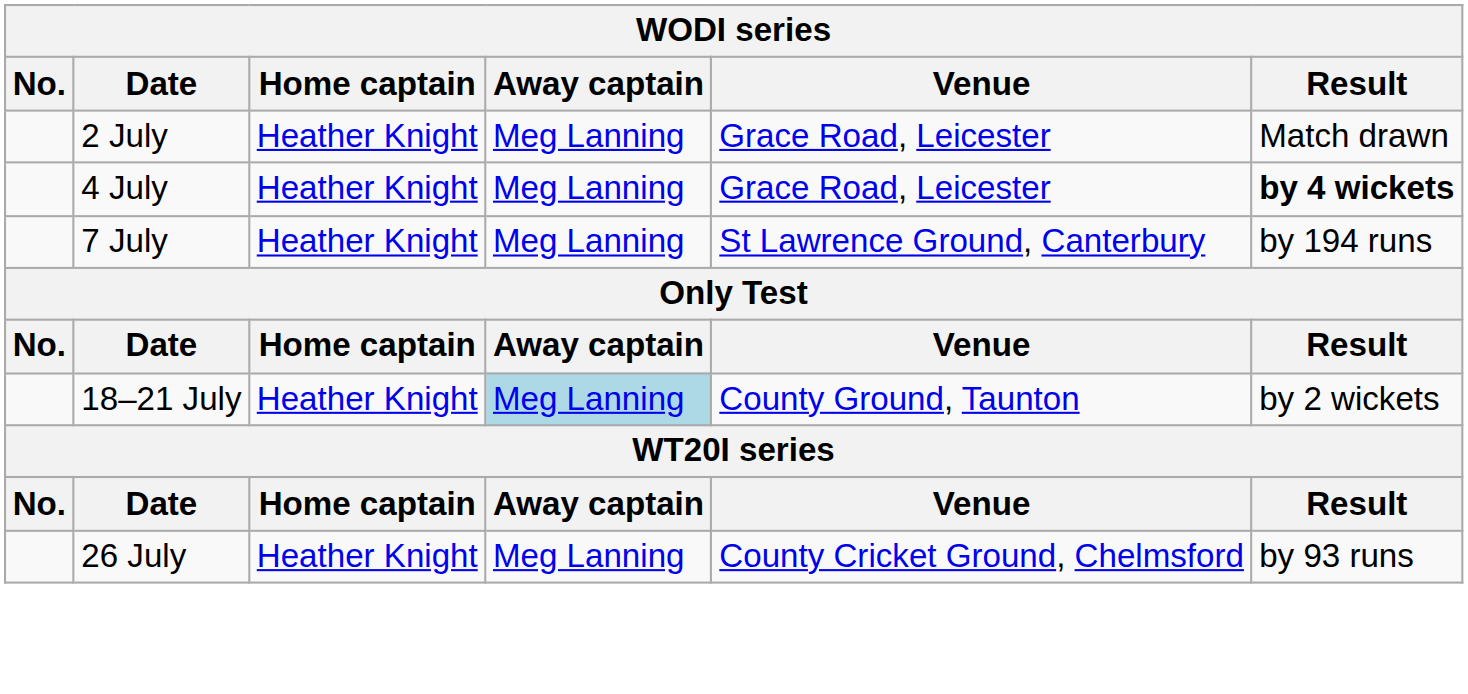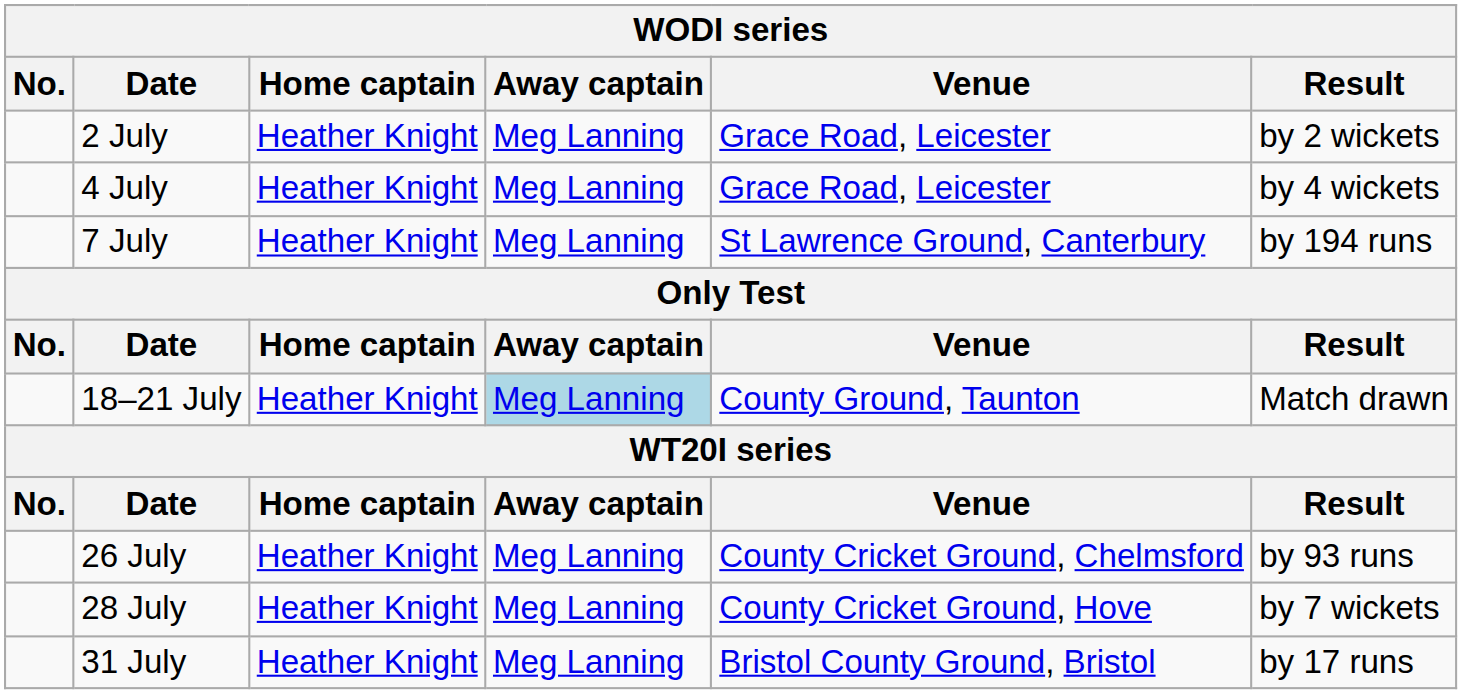(1354, 135) Match drawn -> (1349, 135) by 2 wickets
(1357, 188) bold -> (1349, 188) normal
(1349, 398) by 2 wickets -> (1354, 398) Match drawn
+ row: (134, 608)
+ row: (134, 661)
